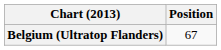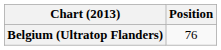(191, 34) 67 -> (191, 34) 76
